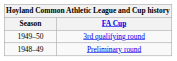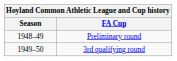rows swapped: (114, 49) <-> (114, 36)
